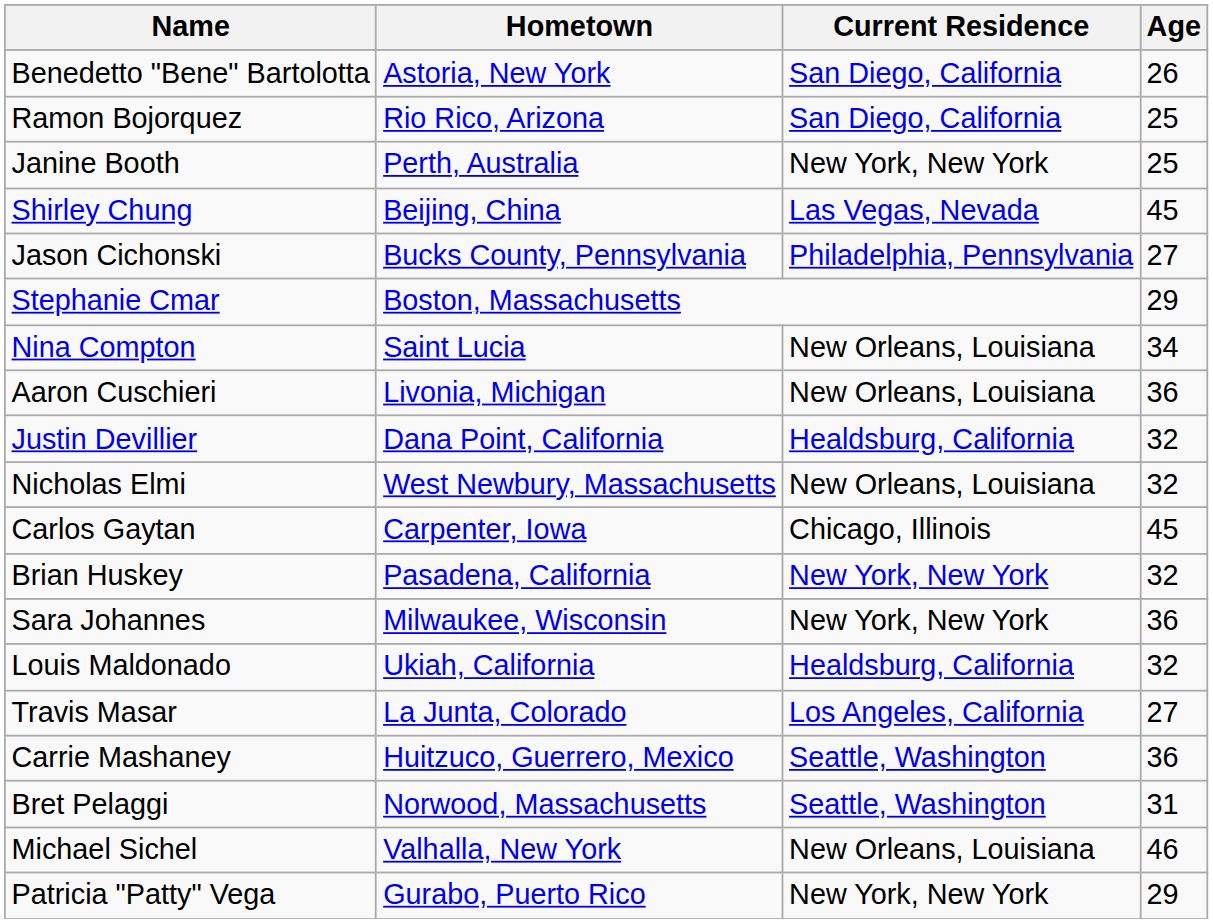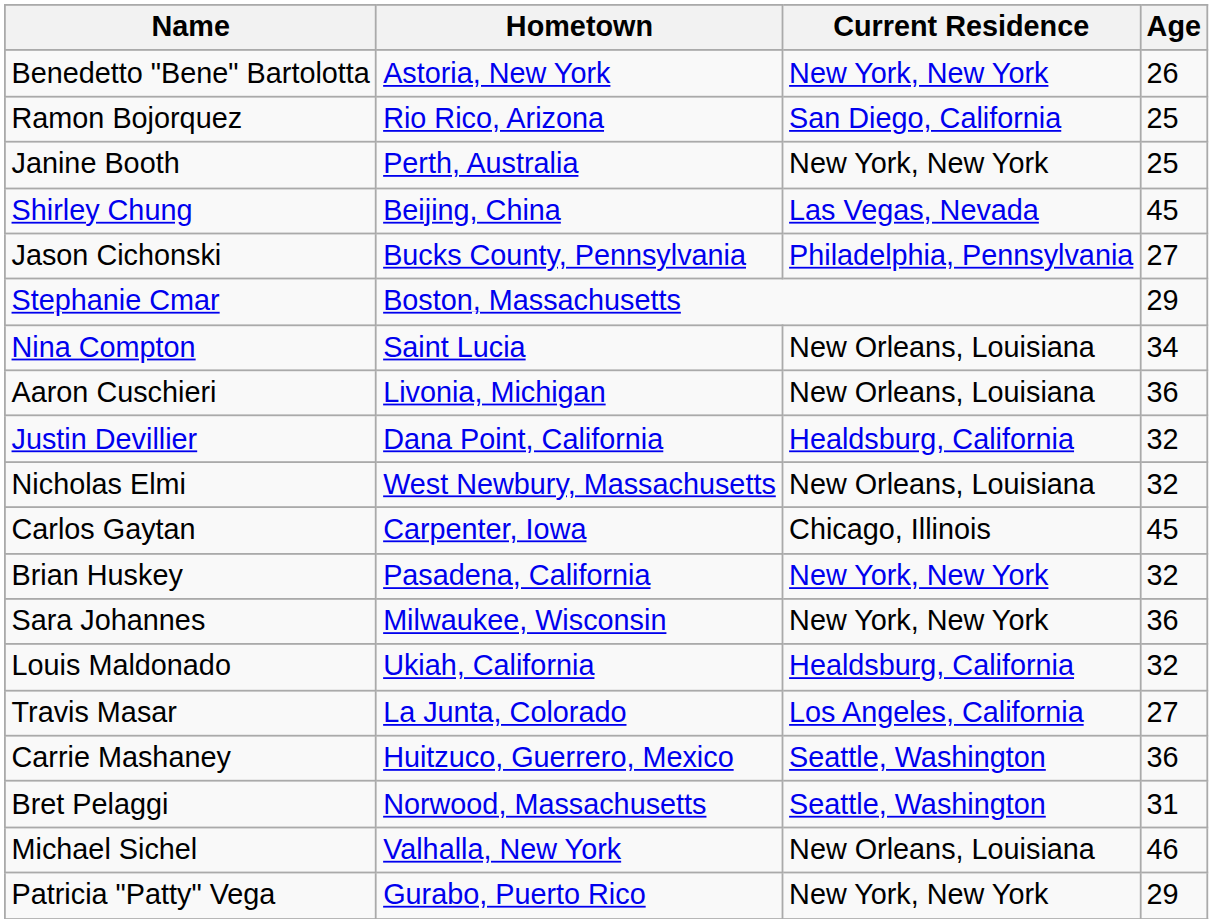(925, 73) San Diego, California -> (919, 73) New York, New York
